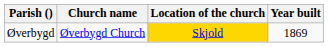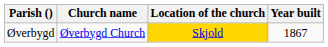(296, 32) 1869 -> (296, 32) 1867
